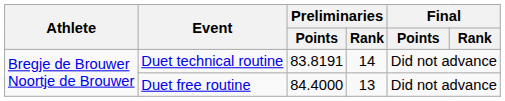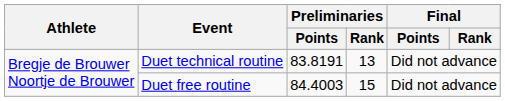(367, 62) 14 -> (367, 62) 13
(317, 85) 84.4000 -> (317, 85) 84.4003
(367, 85) 13 -> (367, 85) 15
